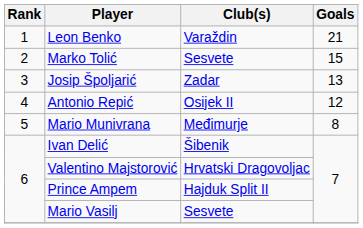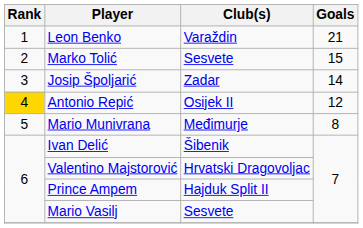(335, 80) 13 -> (335, 80) 14
(24, 102) no background -> (24, 102) gold background
